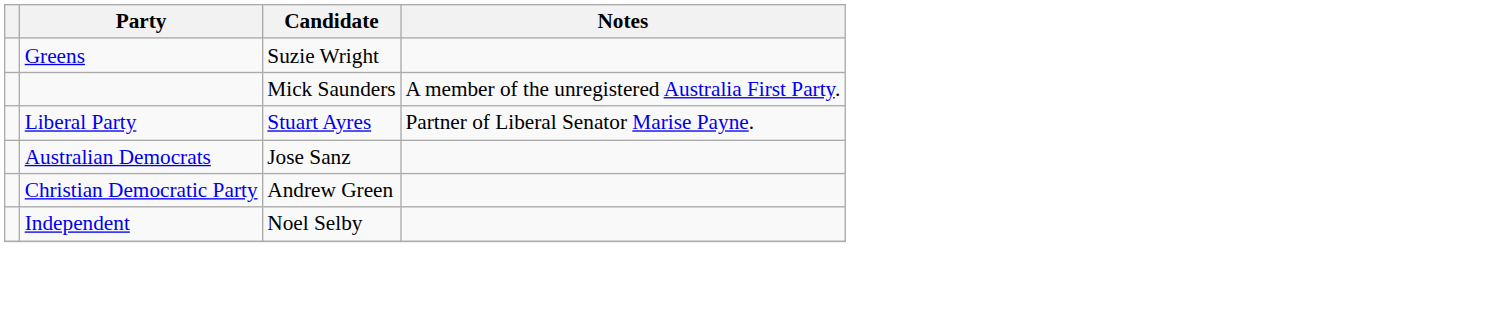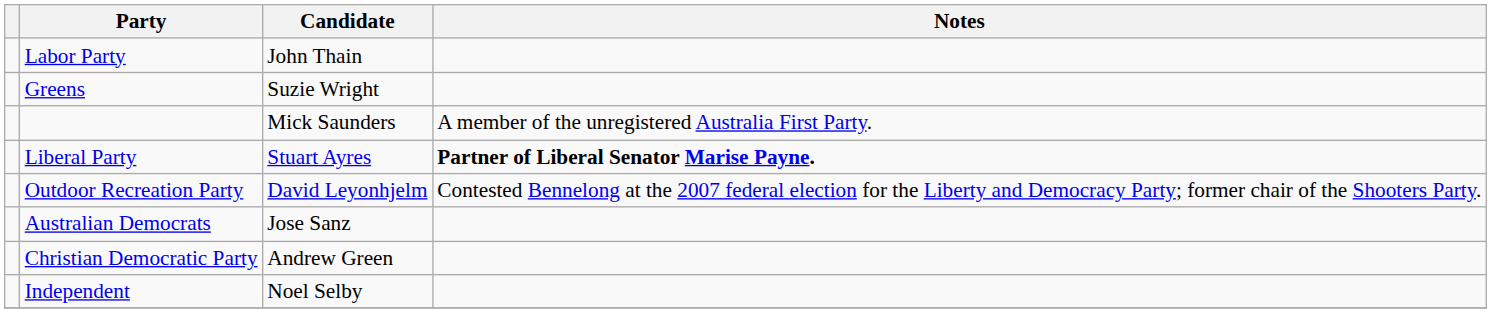+ row: (75, 55)
(580, 122) normal -> (626, 156) bold
+ row: (134, 190)
